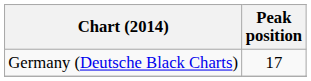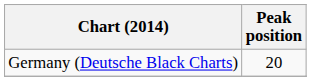(274, 62) 17 -> (274, 62) 20
